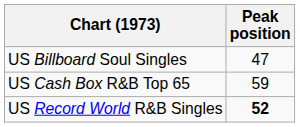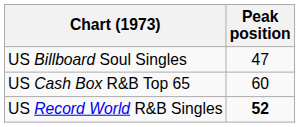(260, 84) 59 -> (260, 84) 60
